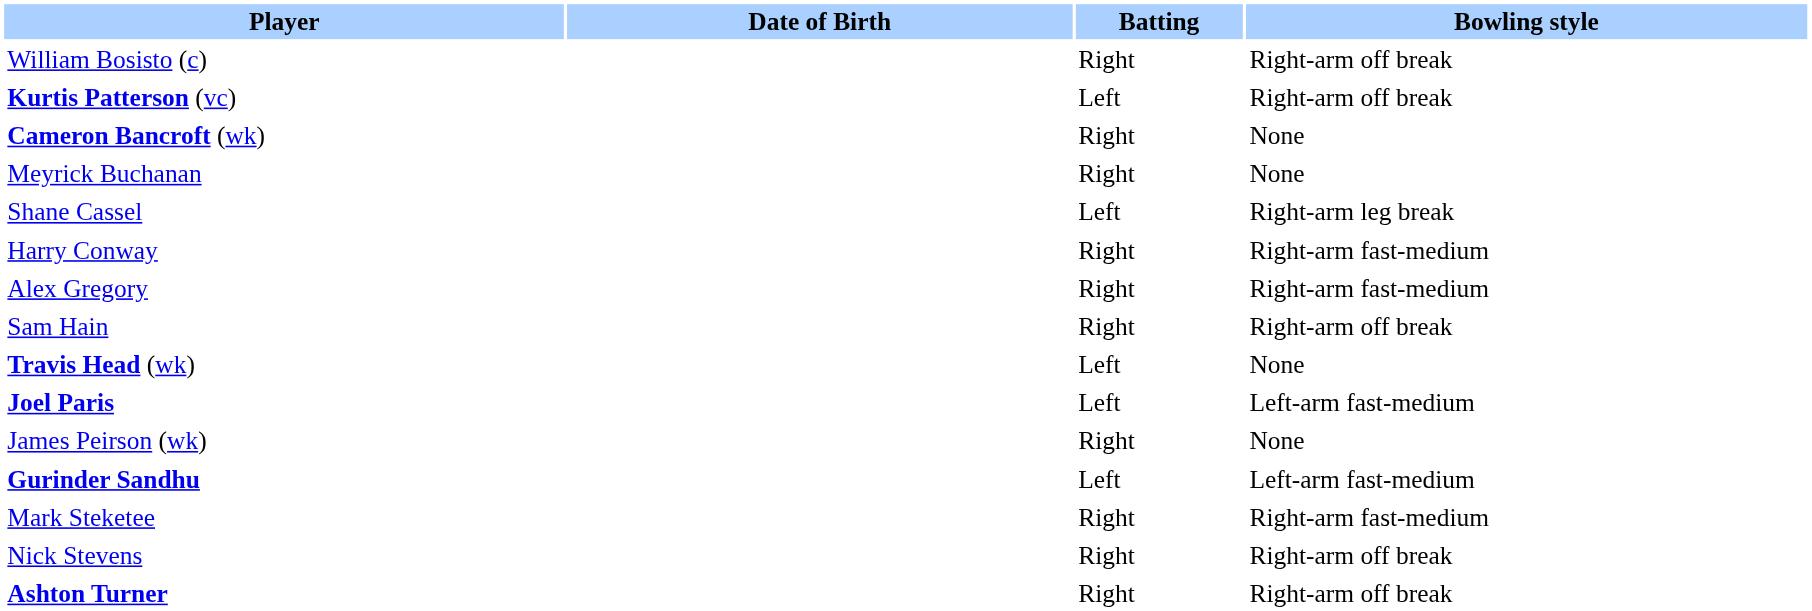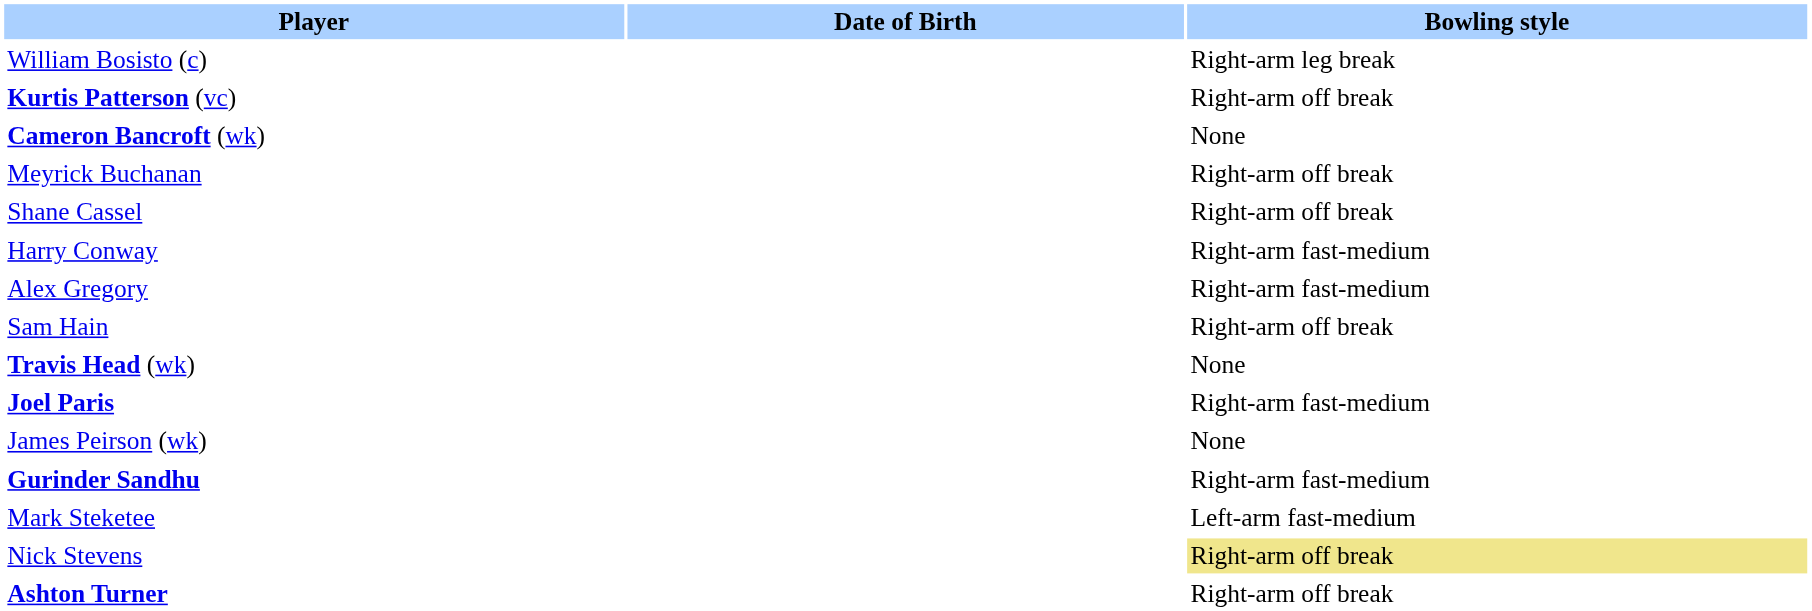- column: (1159, 21)
(1351, 59) Right-arm off break -> (1293, 59) Right-arm leg break
(1277, 174) None -> (1292, 174) Right-arm off break
(1352, 212) Right-arm leg break -> (1292, 212) Right-arm off break
(1362, 402) Left-arm fast-medium -> (1310, 402) Right-arm fast-medium
(1362, 479) Left-arm fast-medium -> (1310, 479) Right-arm fast-medium
(1369, 517) Right-arm fast-medium -> (1303, 517) Left-arm fast-medium
(1351, 555) no background -> (1292, 555) khaki background
